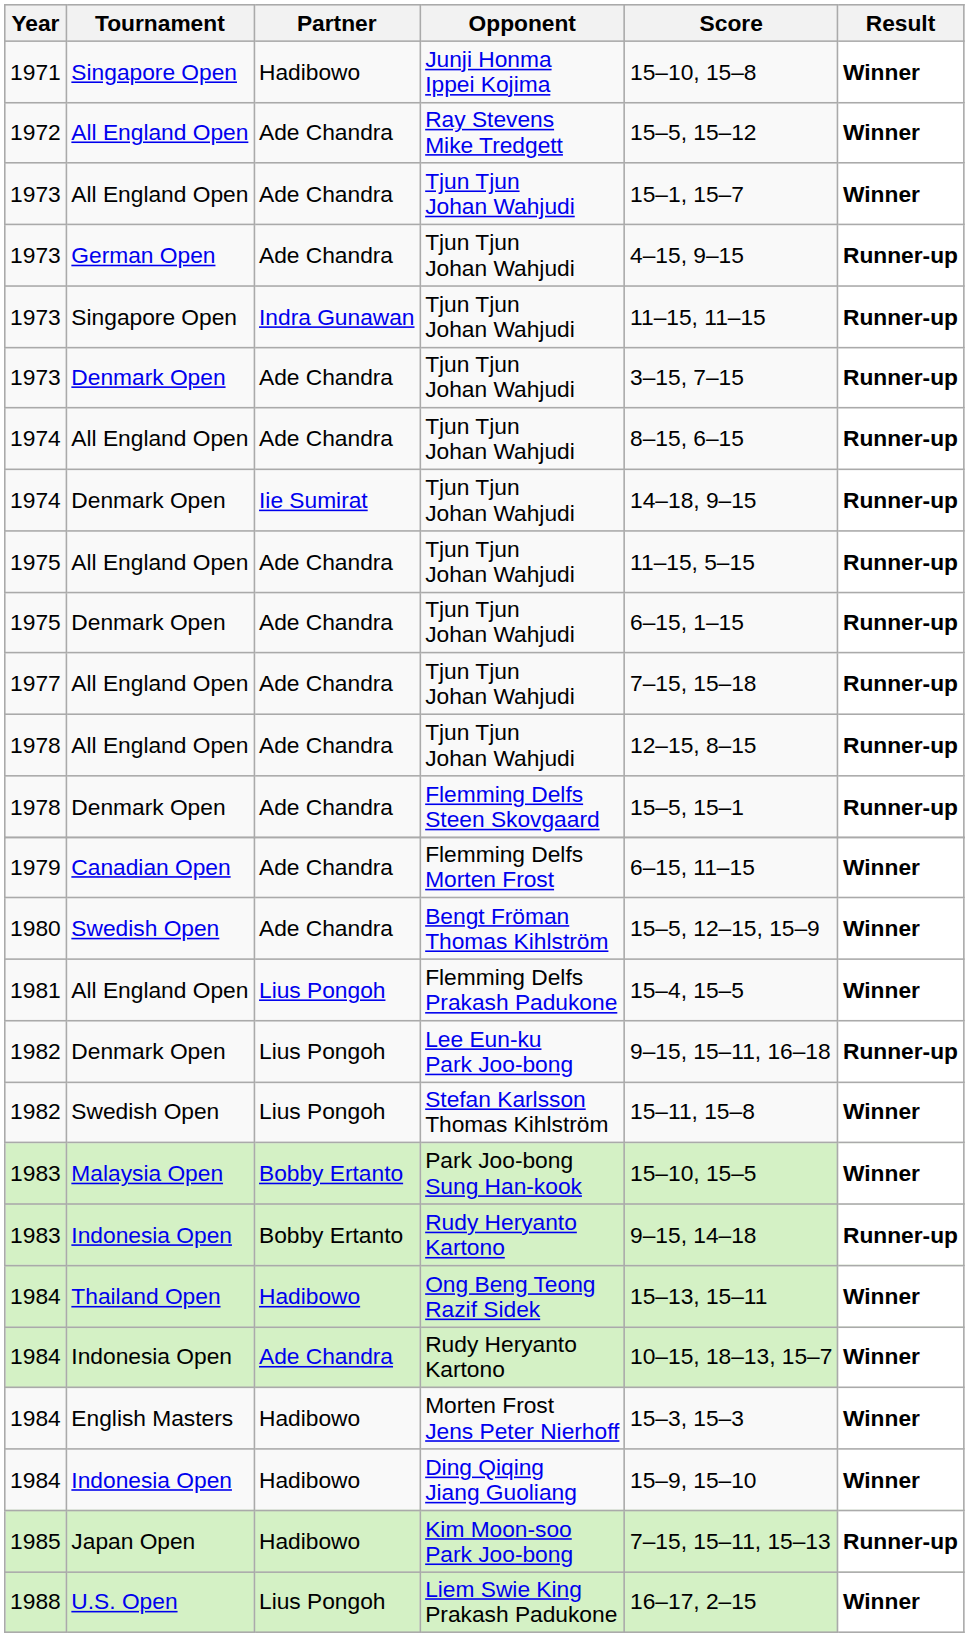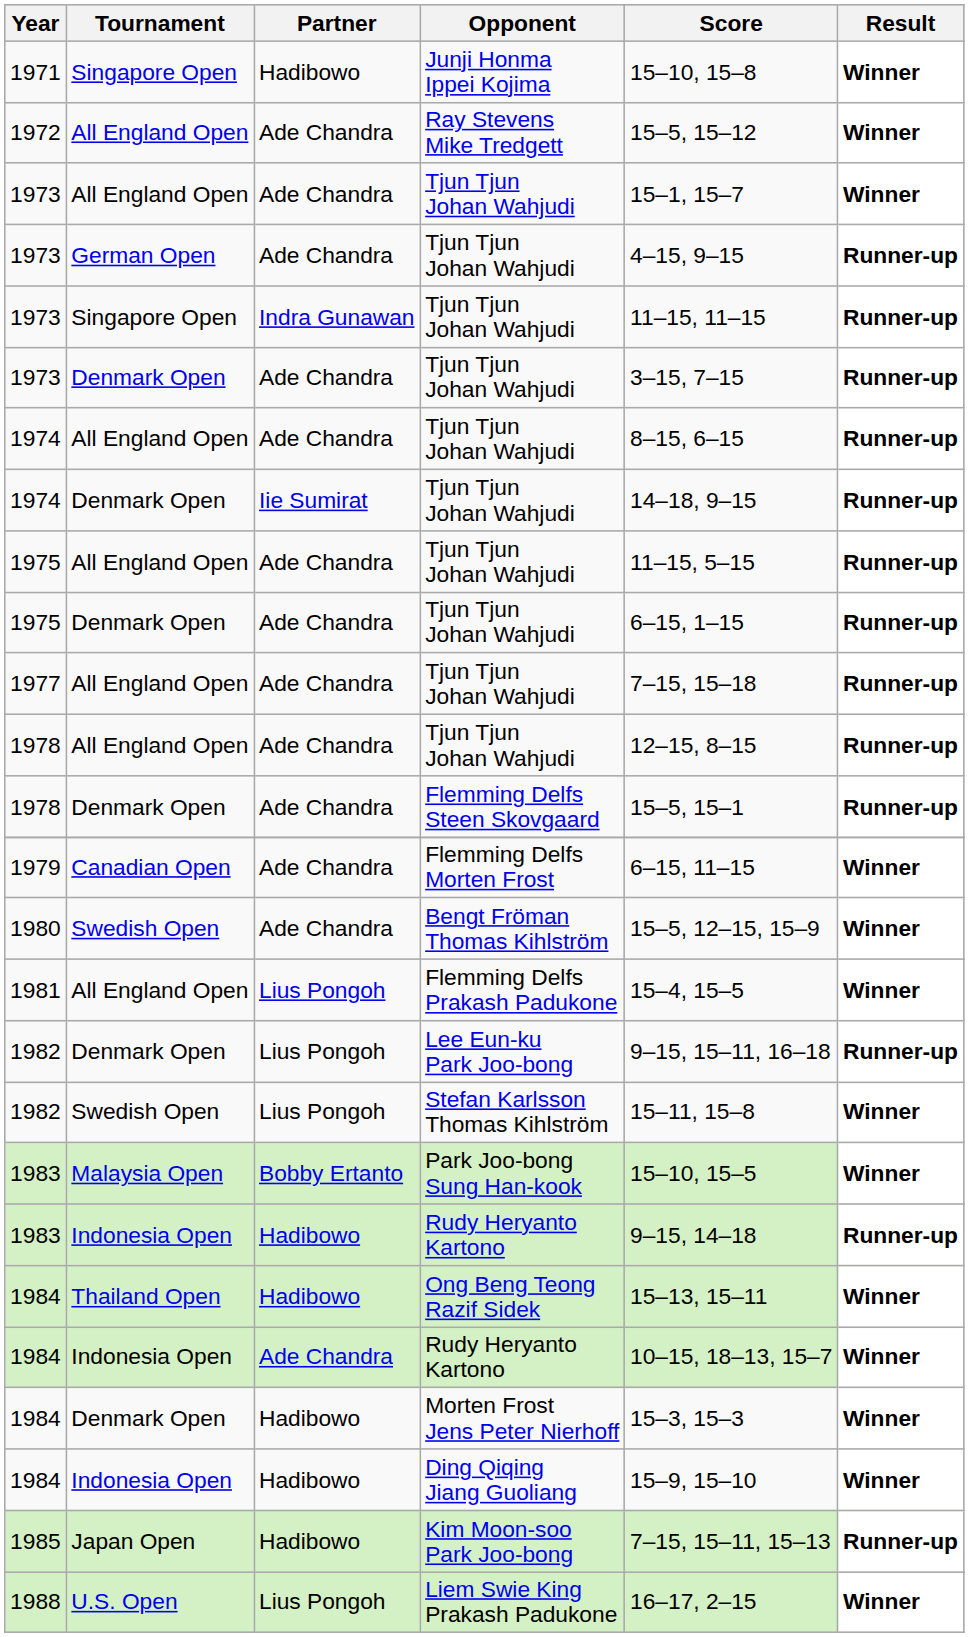(331, 1235) Bobby Ertanto -> (310, 1235) Hadibowo
(152, 1419) English Masters -> (148, 1419) Denmark Open
